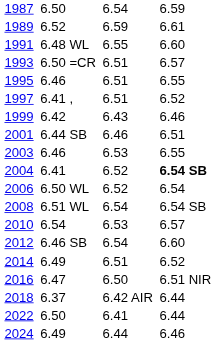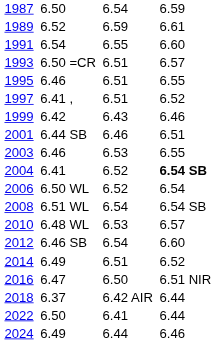(65, 45) 6.48 WL -> (53, 45) 6.54
(53, 225) 6.54 -> (65, 225) 6.48 WL
